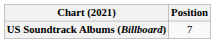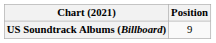(190, 30) 7 -> (190, 30) 9
